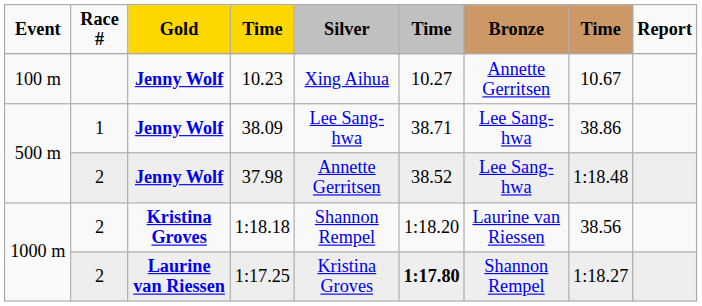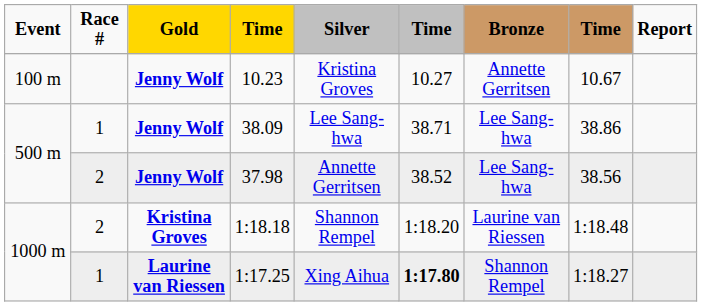(347, 78) Xing Aihua -> (347, 78) Kristina Groves
(601, 177) 1:18.48 -> (601, 177) 38.56
(601, 227) 38.56 -> (601, 227) 1:18.48
(99, 276) 2 -> (99, 276) 1
(347, 276) Kristina Groves -> (347, 276) Xing Aihua
